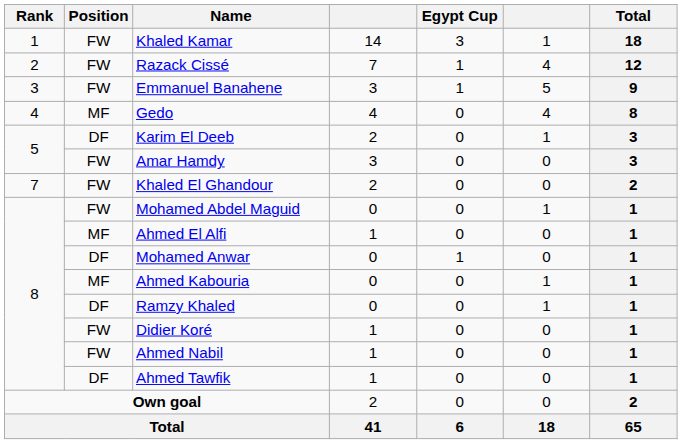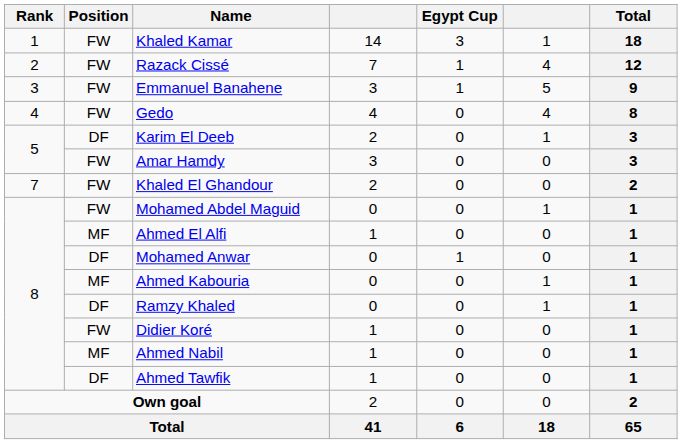(99, 112) MF -> (99, 112) FW
(99, 354) FW -> (99, 354) MF
